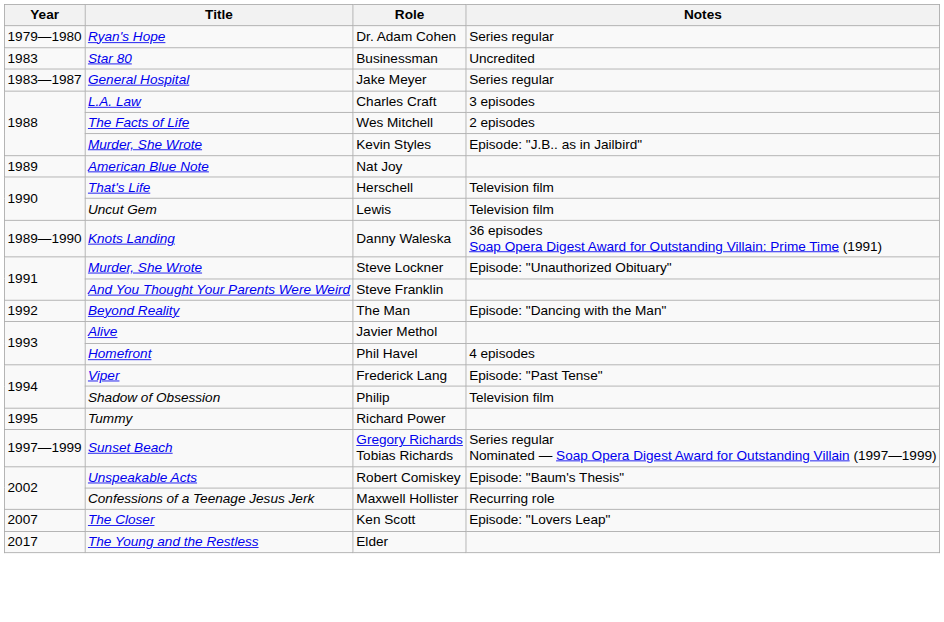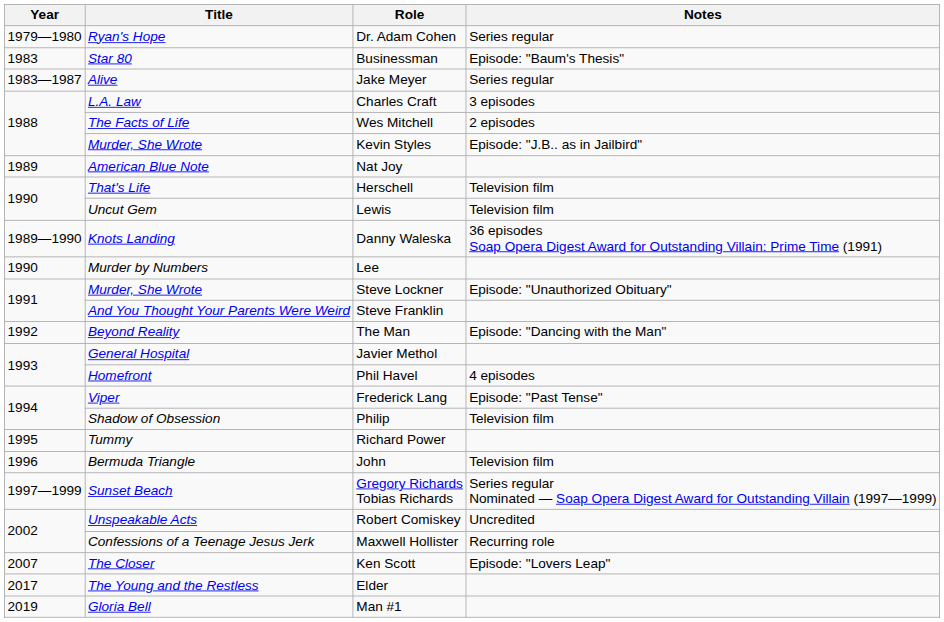(502, 58) Uncredited -> (547, 58) Episode: "Baum's Thesis"
(139, 79) General Hospital -> (103, 79) Alive
+ row: (368, 267)
(103, 332) Alive -> (139, 354) General Hospital
+ row: (371, 461)
(547, 477) Episode: "Baum's Thesis" -> (502, 520) Uncredited
+ row: (379, 606)
